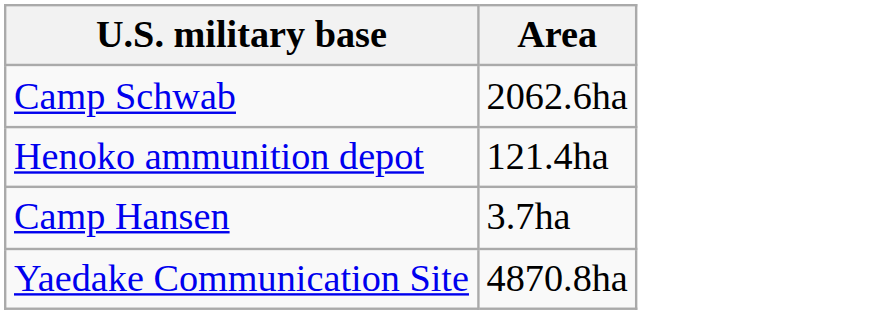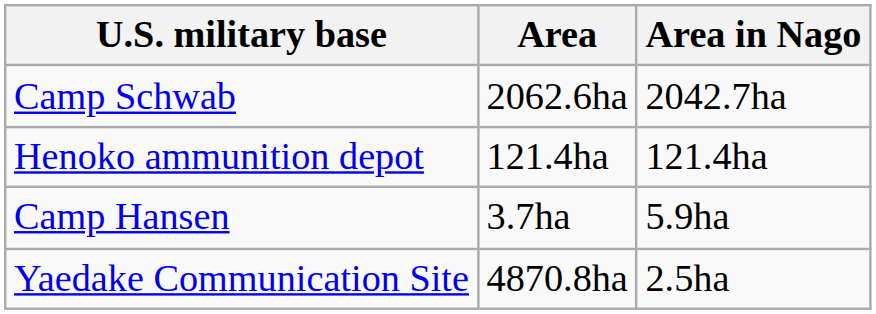+ column: (753, 34)
